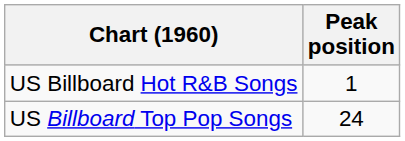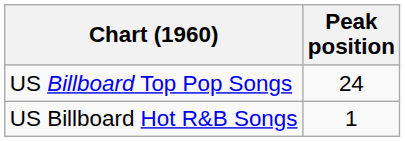rows swapped: (151, 118) <-> (154, 82)
